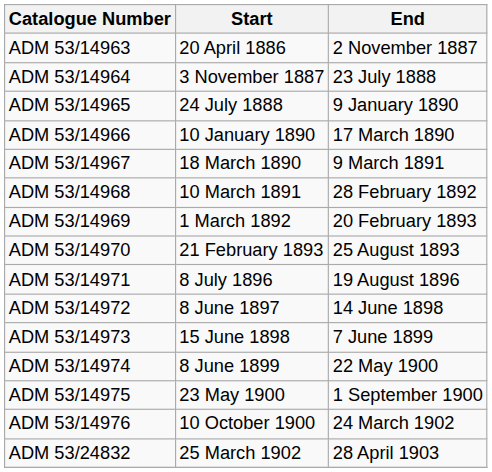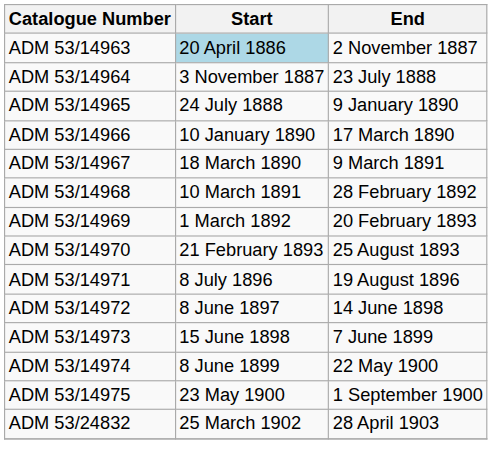(233, 47) no background -> (233, 47) lightblue background
- row: (70, 423)
